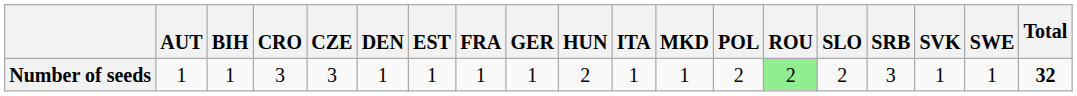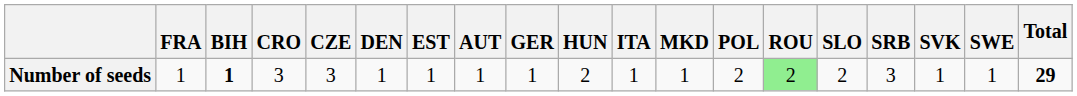columns swapped: (181, 42) <-> (481, 42)
(230, 74) normal -> (229, 74) bold
(1045, 74) 32 -> (1045, 74) 29
